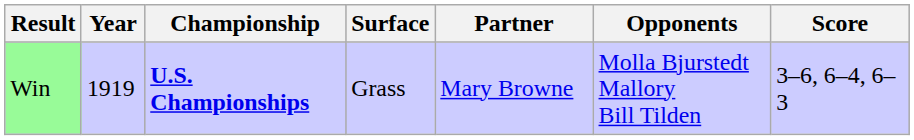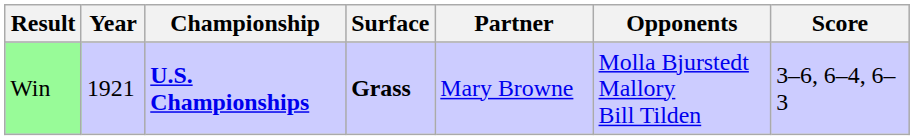(111, 88) 1919 -> (111, 88) 1921
(378, 88) normal -> (381, 88) bold
